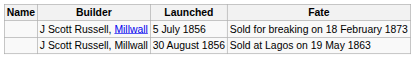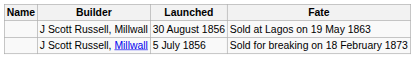rows swapped: (179, 29) <-> (189, 45)
